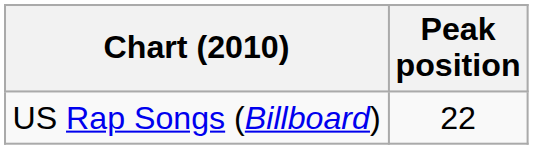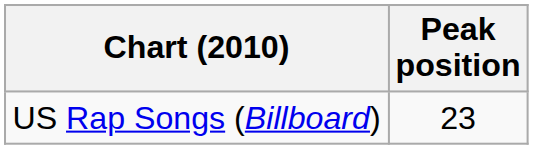(458, 117) 22 -> (458, 117) 23
